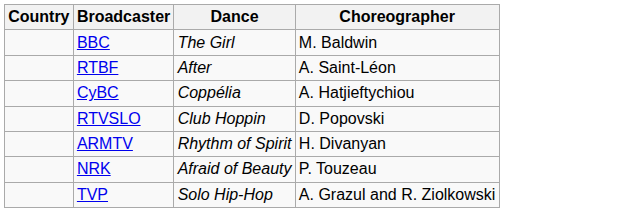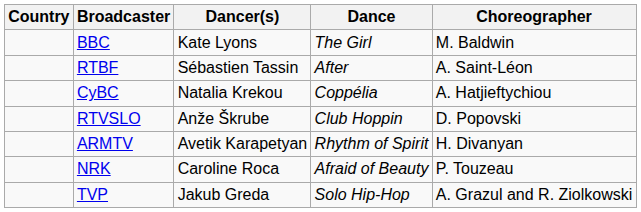+ column: (242, 17)
